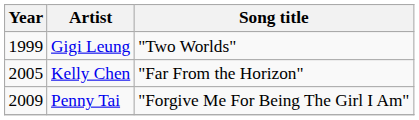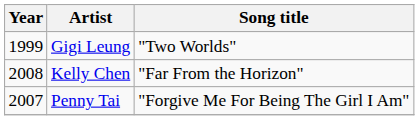(26, 73) 2005 -> (26, 73) 2008
(26, 100) 2009 -> (26, 100) 2007
